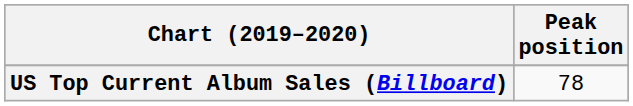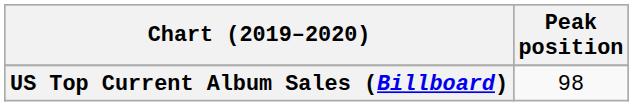(571, 83) 78 -> (571, 83) 98
